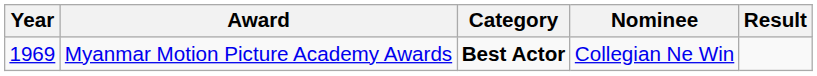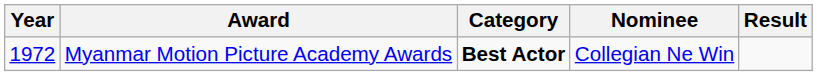(32, 53) 1969 -> (32, 53) 1972
